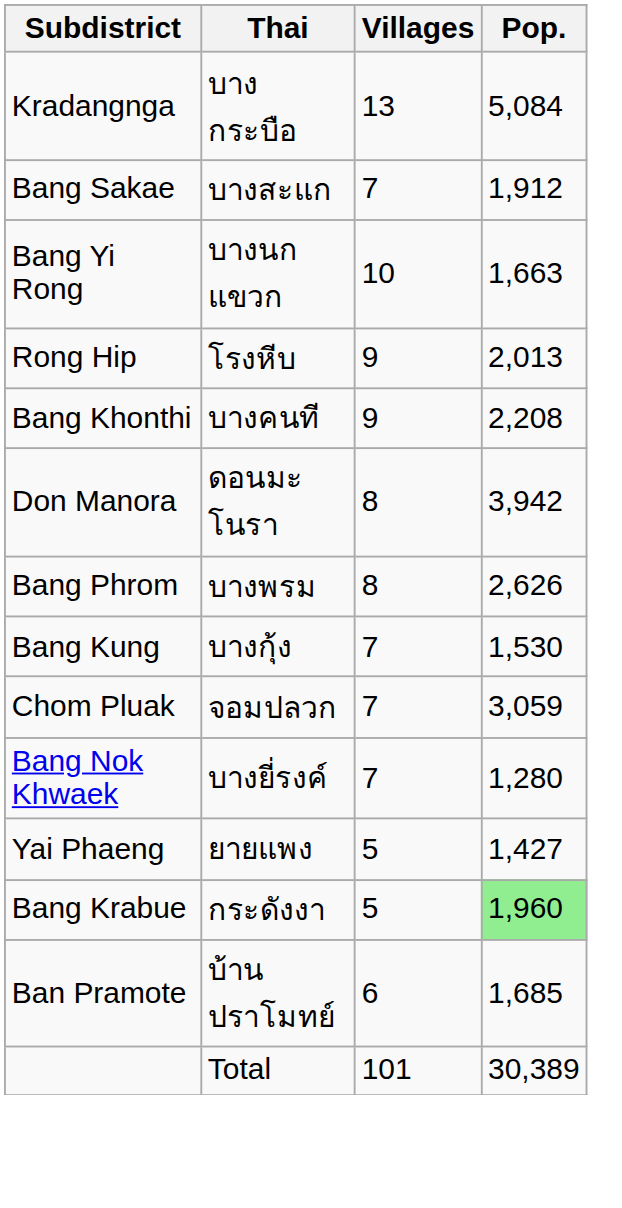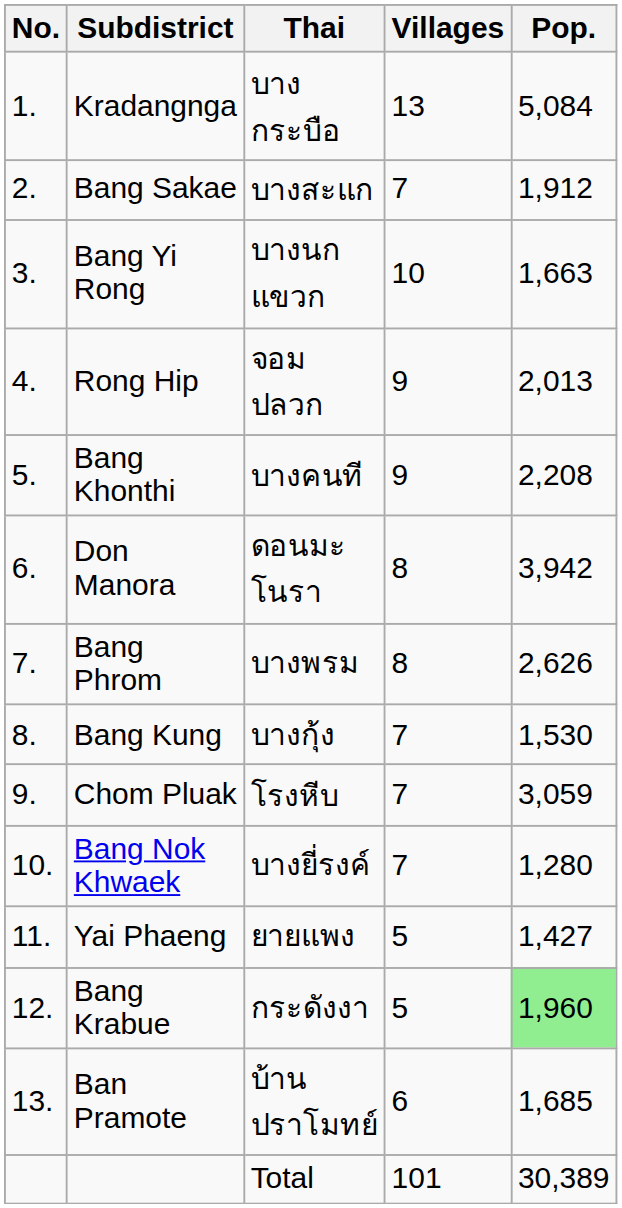+ column: (36, 28)
(252, 358) โรงหีบ -> (287, 381) จอมปลวก
(272, 707) จอมปลวก -> (295, 795) โรงหีบ
